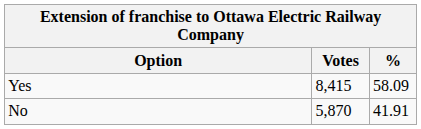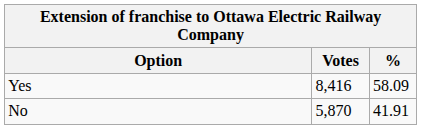(334, 85) 8,415 -> (334, 85) 8,416
